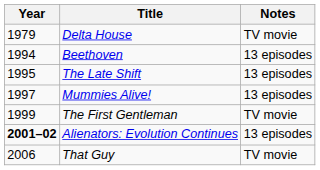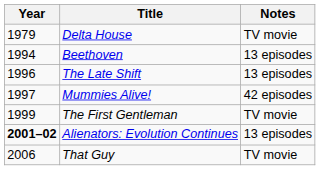(21, 74) 1995 -> (21, 74) 1996
(278, 94) 13 episodes -> (278, 94) 42 episodes
